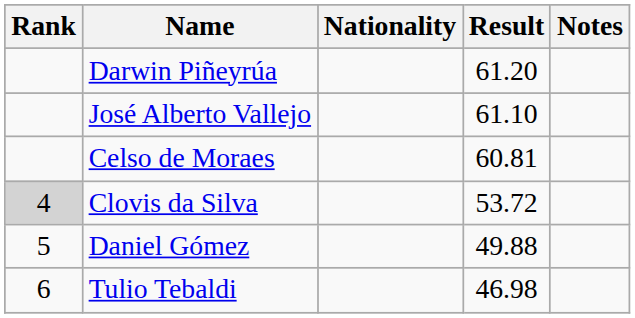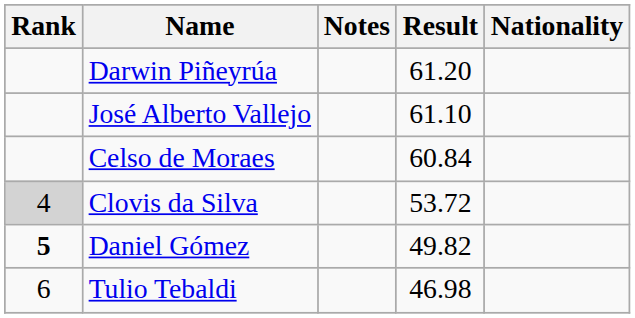columns swapped: (390, 26) <-> (590, 26)
(507, 158) 60.81 -> (440, 158) 60.84
(44, 245) normal -> (44, 245) bold
(507, 245) 49.88 -> (440, 245) 49.82
